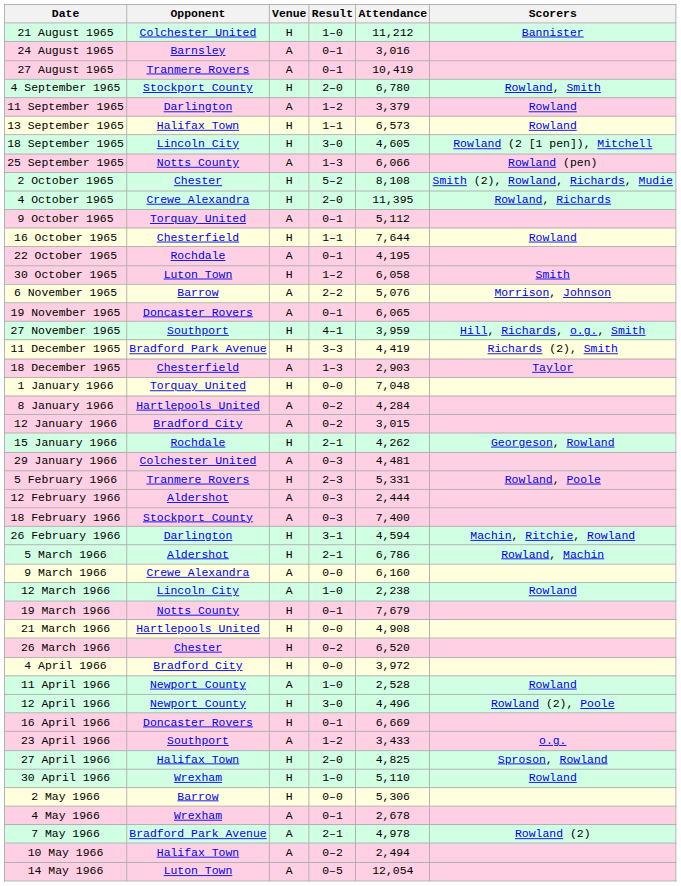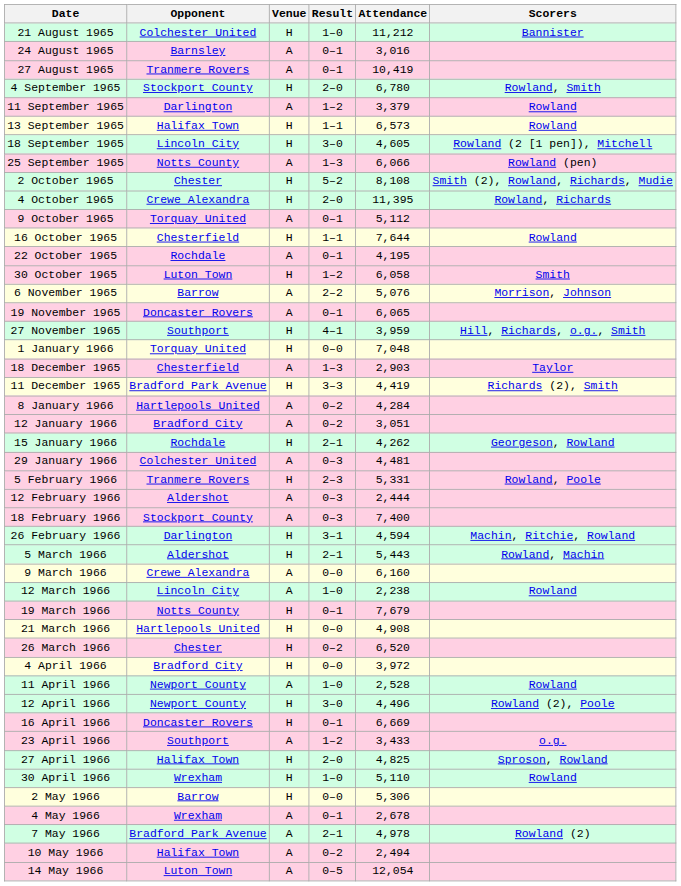rows swapped: (66, 349) <-> (66, 387)
(393, 424) 3,015 -> (393, 424) 3,051
(393, 554) 6,786 -> (393, 554) 5,443
